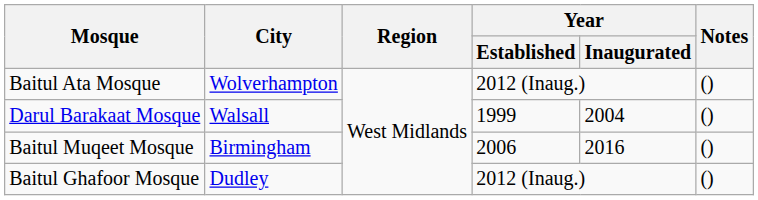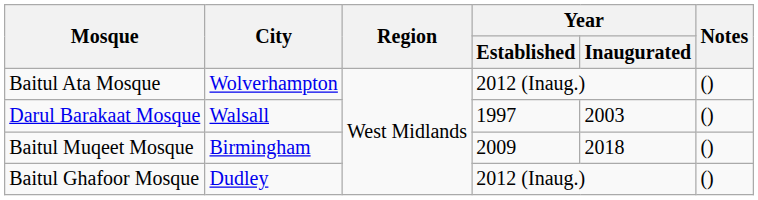(496, 115) 1999 -> (496, 115) 1997
(605, 115) 2004 -> (605, 115) 2003
(496, 147) 2006 -> (496, 147) 2009
(605, 147) 2016 -> (605, 147) 2018
